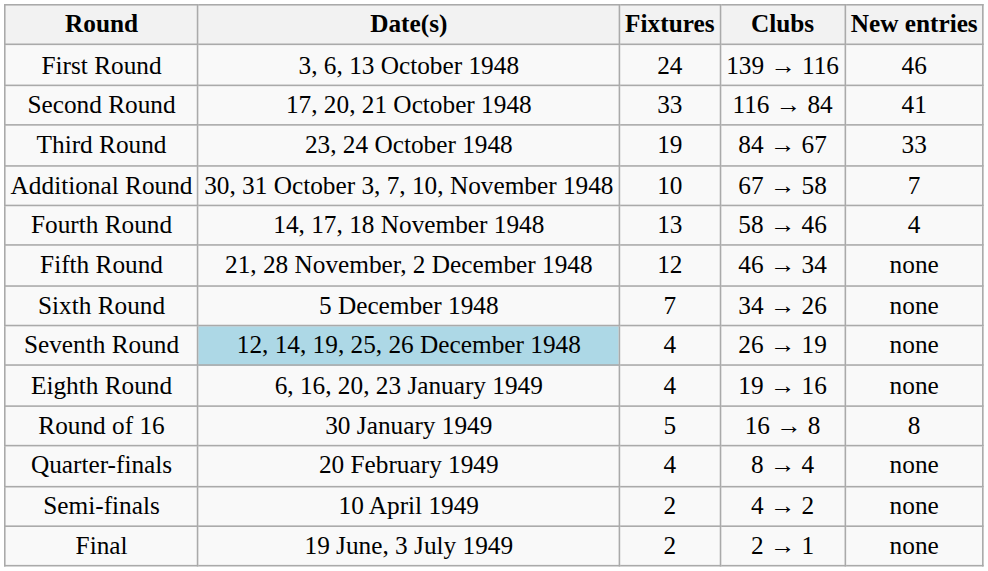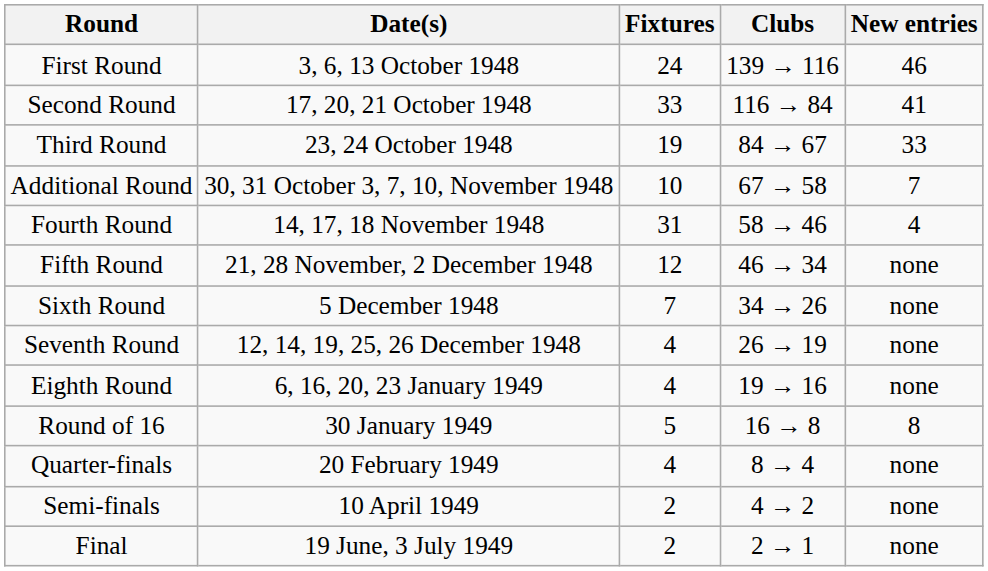(670, 225) 13 -> (670, 225) 31
(409, 345) lightblue background -> (409, 345) no background
